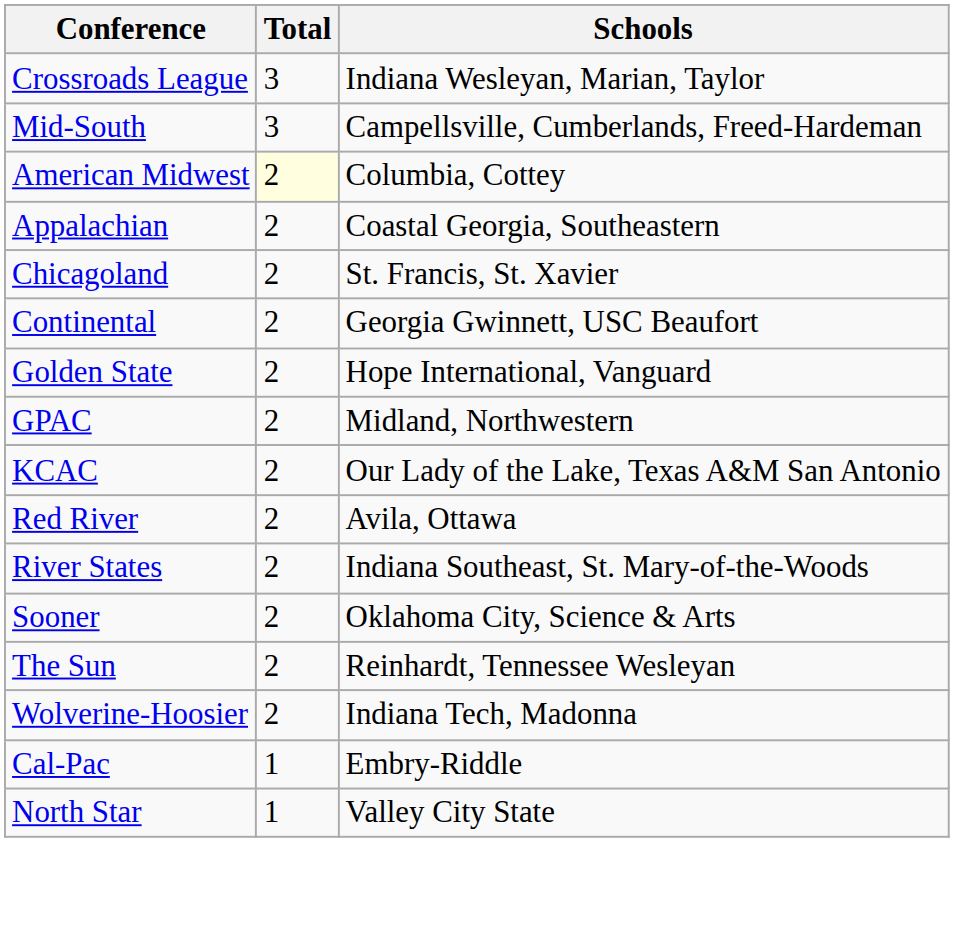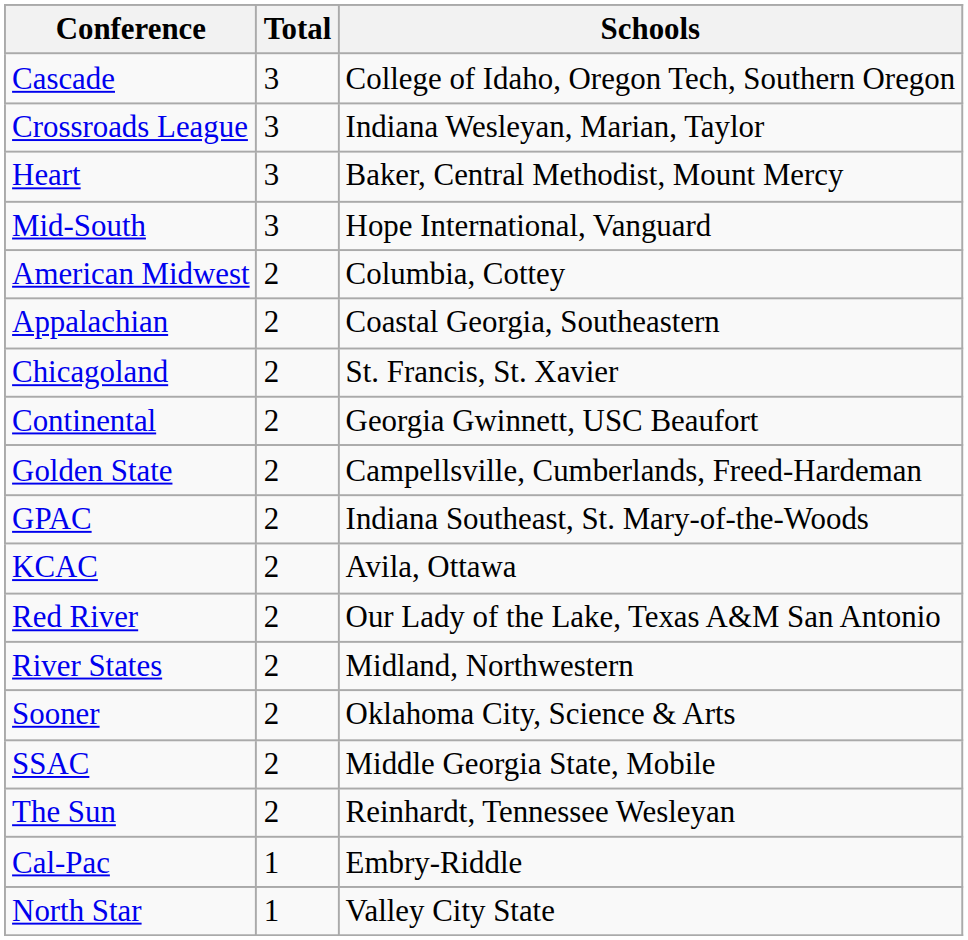+ row: (64, 77)
+ row: (46, 175)
(634, 126) Campellsville, Cumberlands, Freed-Hardeman -> (528, 224) Hope International, Vanguard
(272, 175) lightyellow background -> (272, 273) no background
(528, 371) Hope International, Vanguard -> (634, 469) Campellsville, Cumberlands, Freed-Hardeman
(490, 420) Midland, Northwestern -> (607, 518) Indiana Southeast, St. Mary-of-the-Woods
(643, 469) Our Lady of the Lake, Texas A&M San Antonio -> (431, 567) Avila, Ottawa
(431, 518) Avila, Ottawa -> (643, 616) Our Lady of the Lake, Texas A&M San Antonio
(607, 567) Indiana Southeast, St. Mary-of-the-Woods -> (490, 665) Midland, Northwestern
+ row: (51, 763)
- row: (130, 714)
